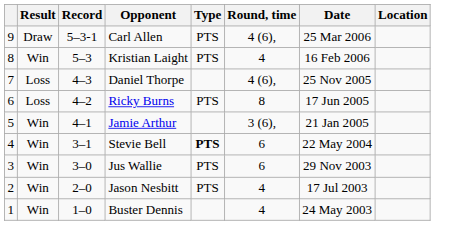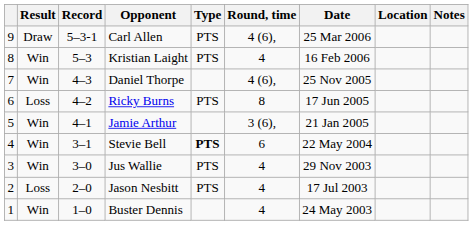+ column: (449, 15)
(38, 80) Loss -> (38, 80) Win
(262, 166) 6 -> (262, 166) 4
(38, 187) Win -> (38, 187) Loss
